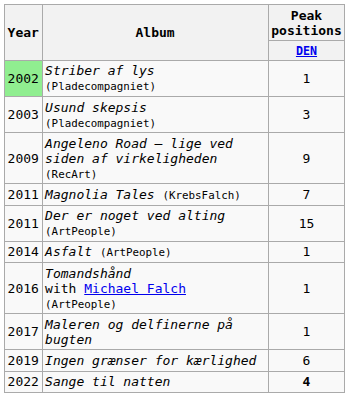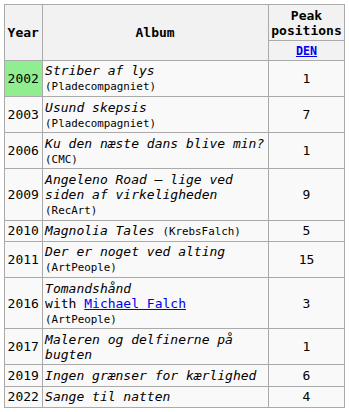(306, 115) 3 -> (306, 115) 7
+ row: (155, 151)
(23, 194) 2011 -> (23, 231) 2010
(306, 194) 7 -> (306, 231) 5
- row: (108, 252)
(306, 288) 1 -> (306, 303) 3
(306, 382) bold -> (306, 397) normal
